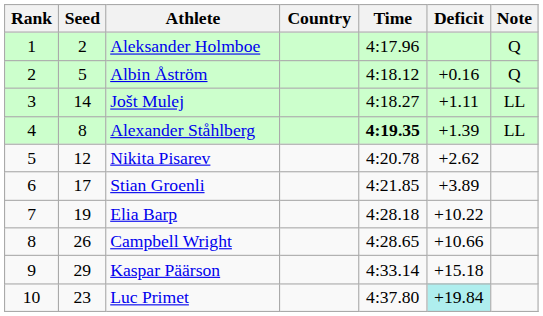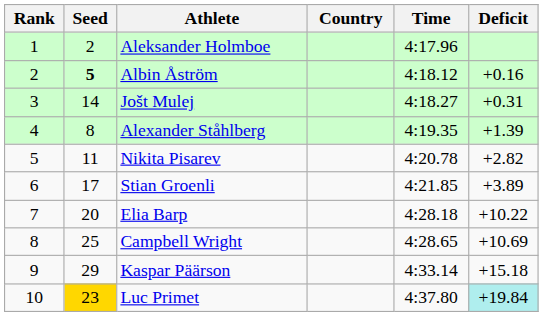- column: (514, 18)
(82, 74) normal -> (90, 74) bold
(459, 102) +1.11 -> (503, 102) +0.31
(393, 130) bold -> (431, 130) normal
(82, 158) 12 -> (90, 158) 11
(459, 158) +2.62 -> (503, 158) +2.82
(82, 213) 19 -> (90, 213) 20
(82, 241) 26 -> (90, 241) 25
(459, 241) +10.66 -> (503, 241) +10.69
(82, 297) no background -> (90, 297) gold background
